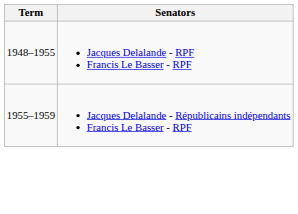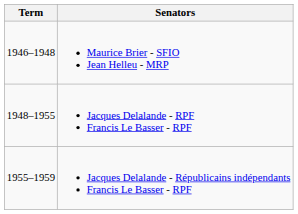+ row: (175, 59)
